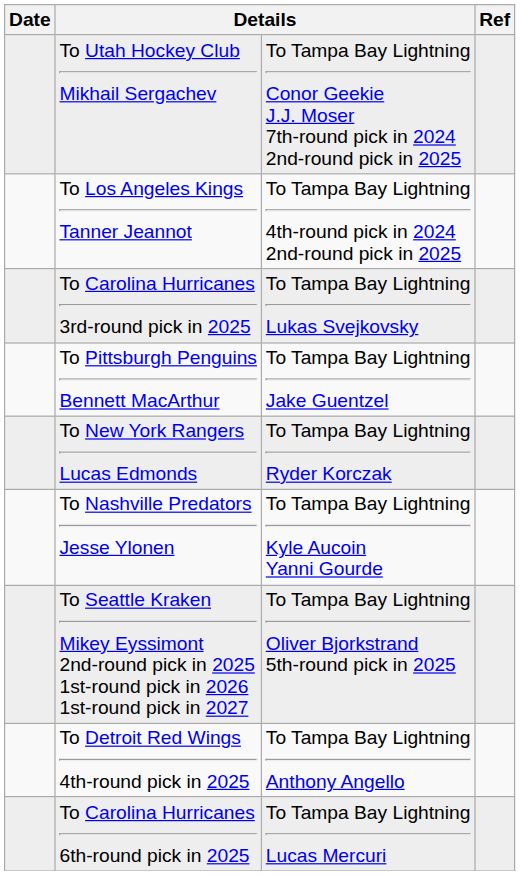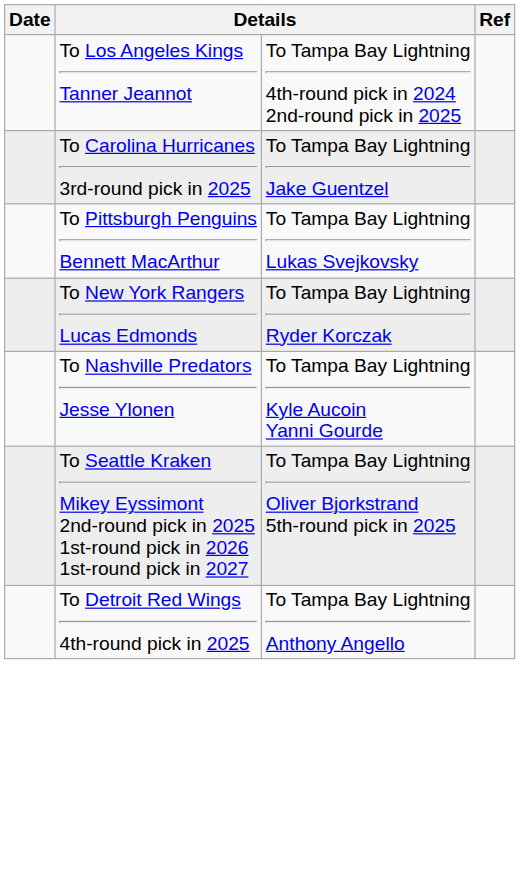- row: (158, 71)
(368, 305) To Tampa Bay Lightning Lukas Svejkovsky -> (368, 167) To Tampa Bay Lightning Jake Guentzel
(368, 379) To Tampa Bay Lightning Jake Guentzel -> (368, 240) To Tampa Bay Lightning Lukas Svejkovsky
- row: (158, 833)
